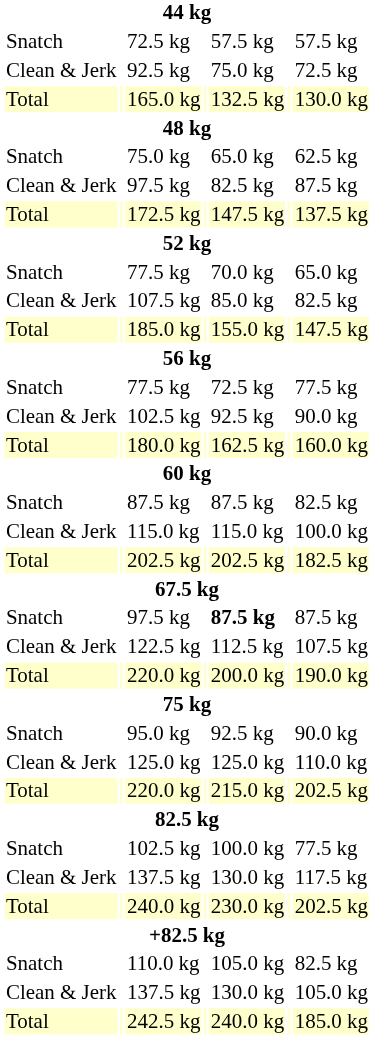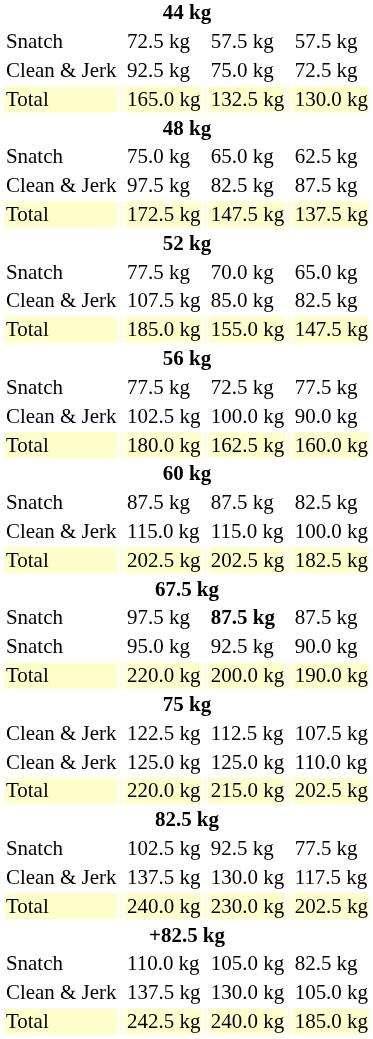(242, 416) 92.5 kg -> (248, 416) 100.0 kg
rows swapped: (61, 646) <-> (34, 733)
(248, 848) 100.0 kg -> (242, 848) 92.5 kg
